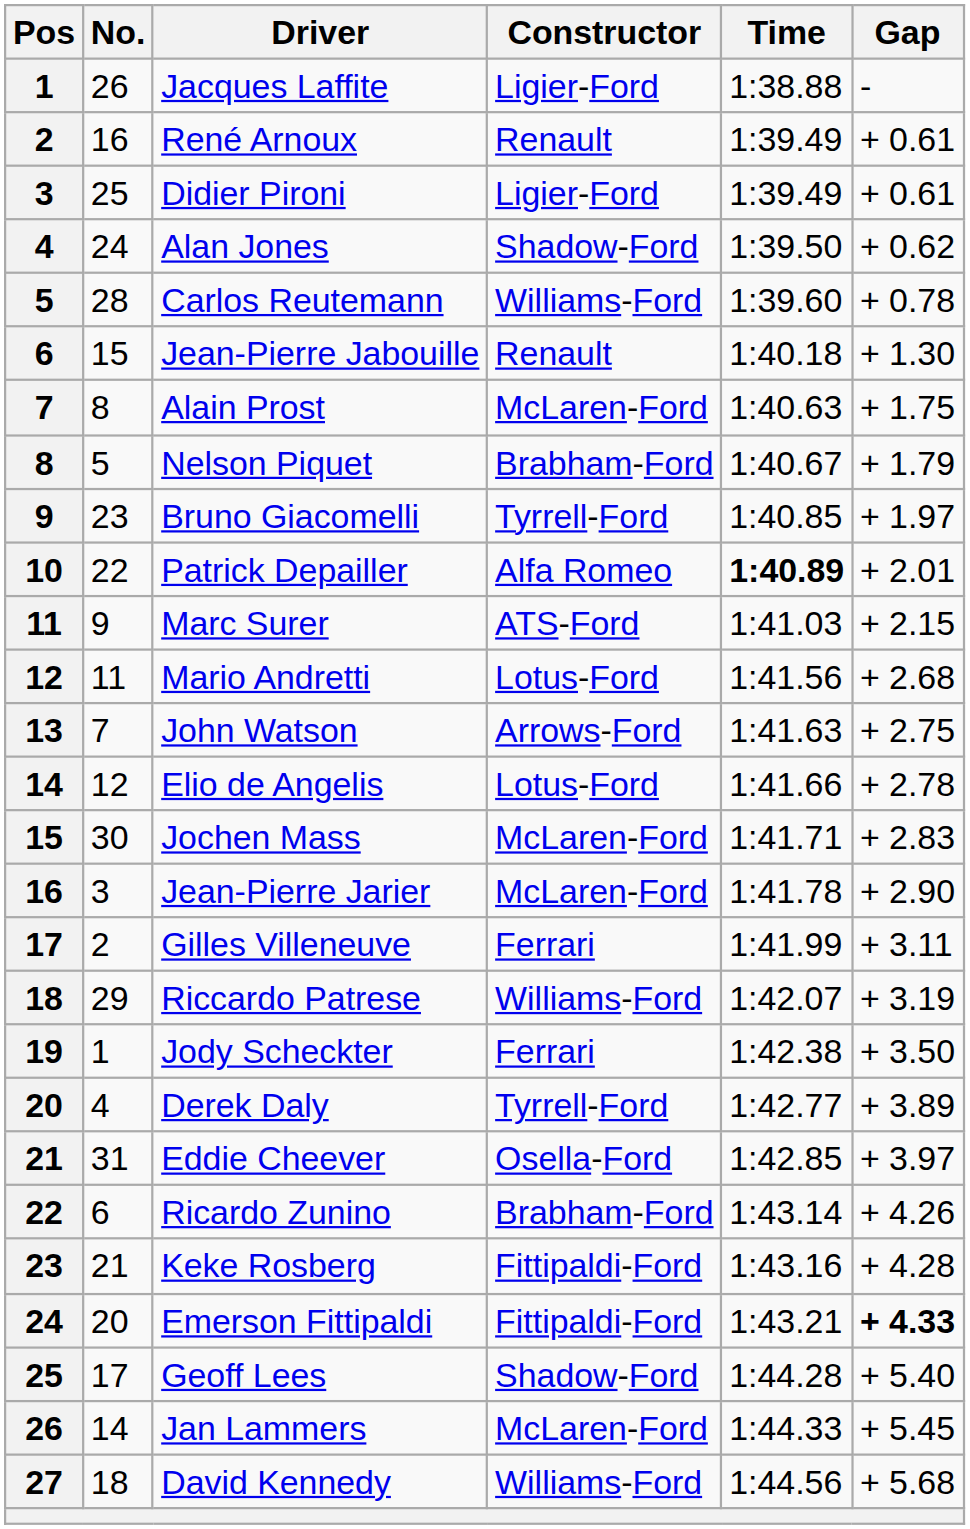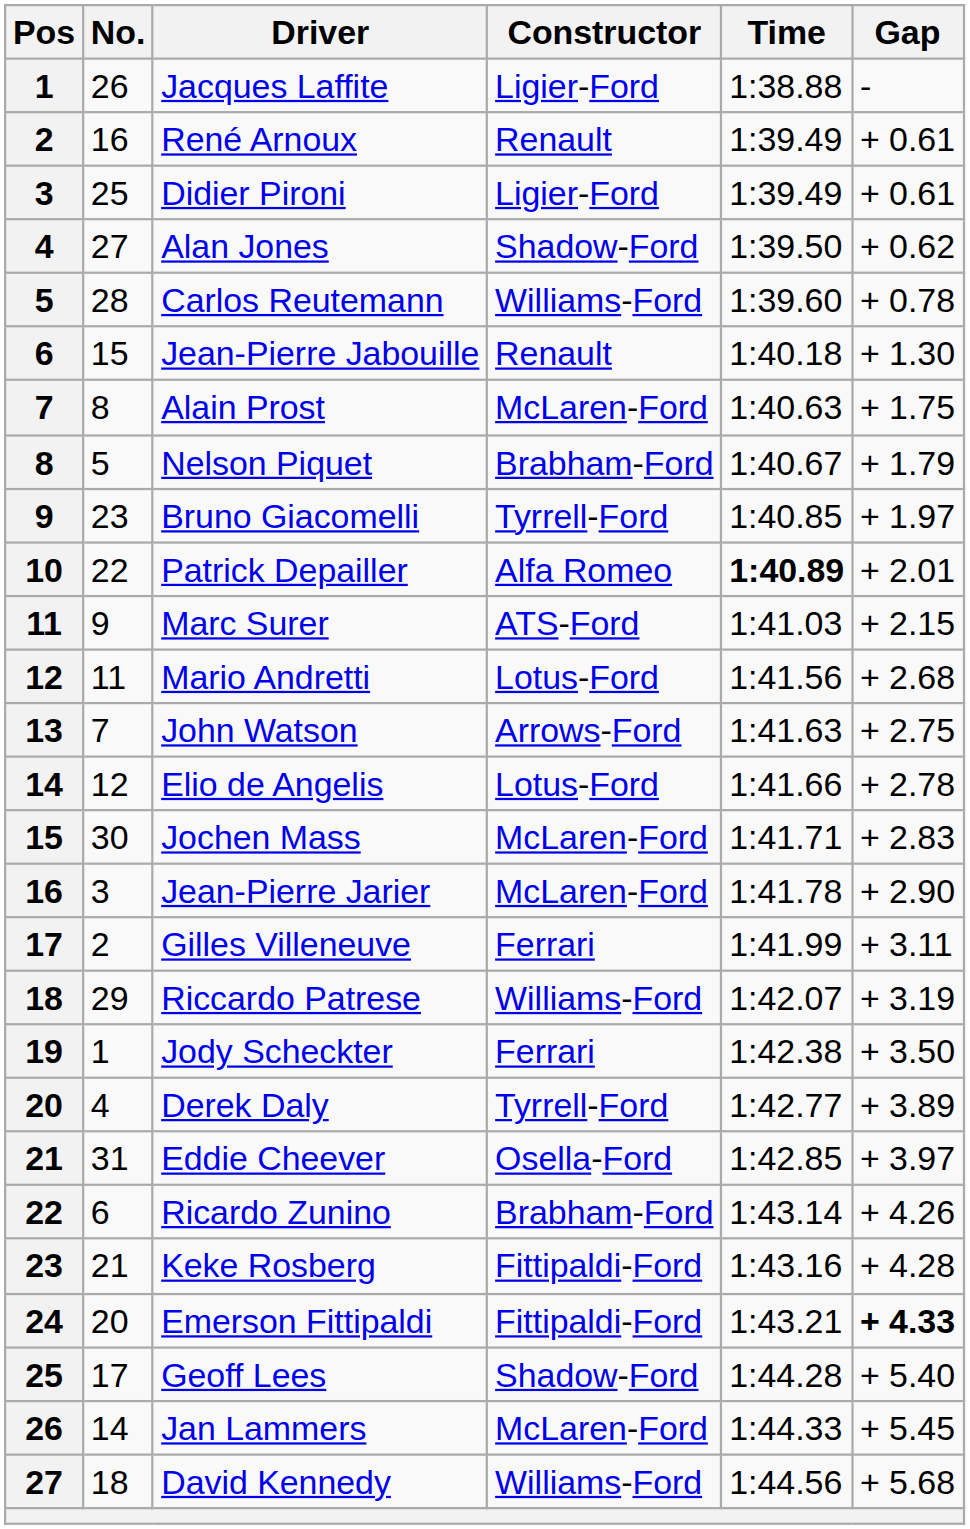(110, 247) 24 -> (110, 247) 27
